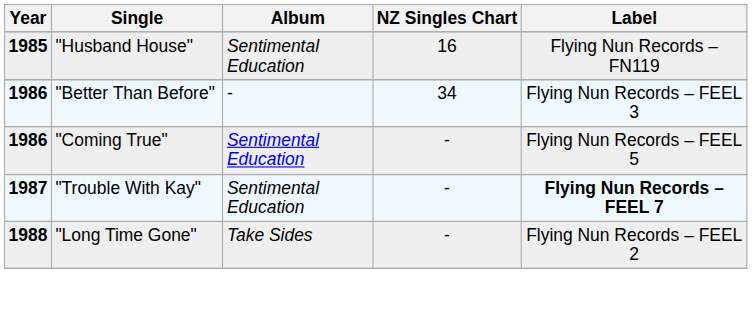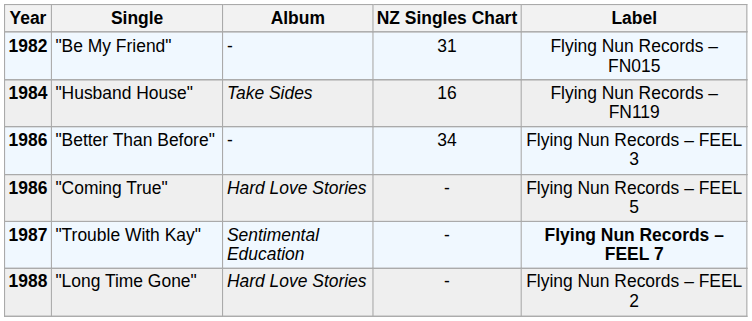+ row: (113, 45)
(28, 45) 1985 -> (28, 93) 1984
(273, 55) Sentimental Education -> (270, 93) Take Sides
(273, 150) Sentimental Education -> (297, 187) Hard Love Stories
(270, 235) Take Sides -> (297, 282) Hard Love Stories
